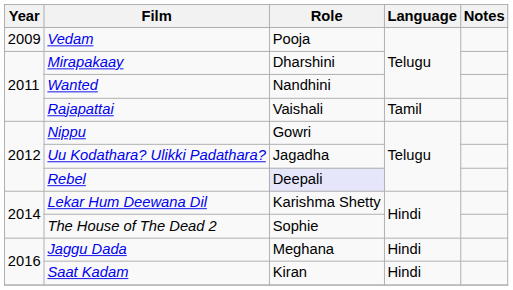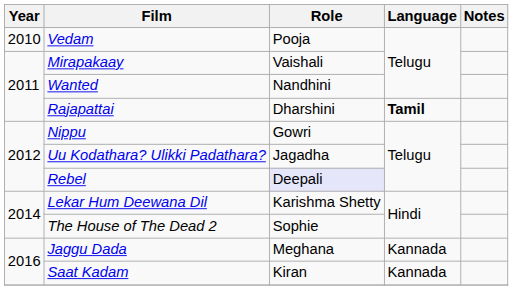(24, 39) 2009 -> (24, 39) 2010
(304, 62) Dharshini -> (298, 62) Vaishali
(298, 109) Vaishali -> (304, 109) Dharshini
(405, 109) normal -> (406, 109) bold
(404, 249) Hindi -> (417, 249) Kannada
(404, 272) Hindi -> (417, 272) Kannada
